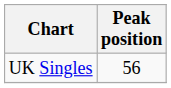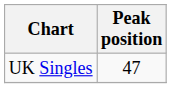(132, 67) 56 -> (132, 67) 47
